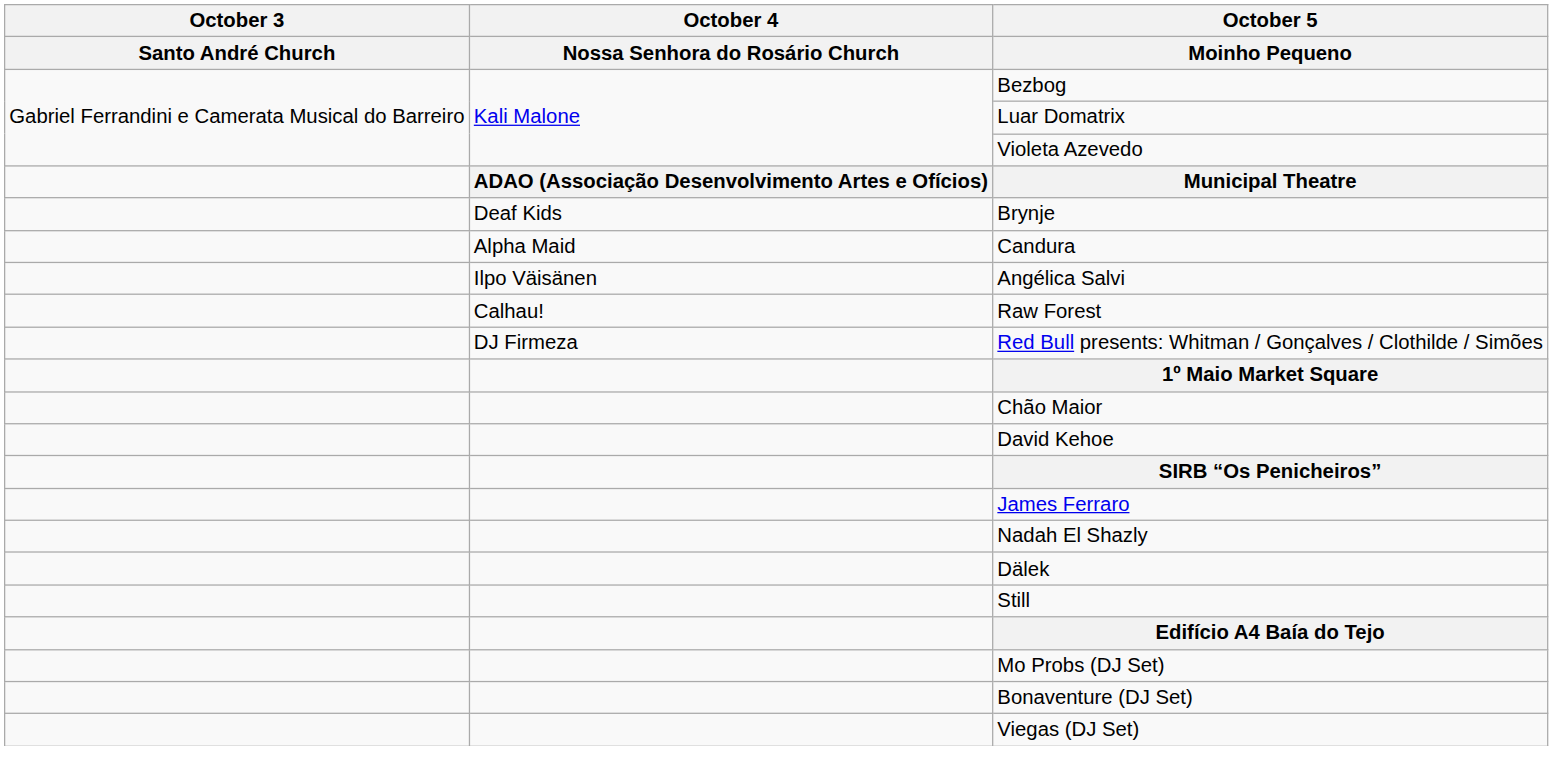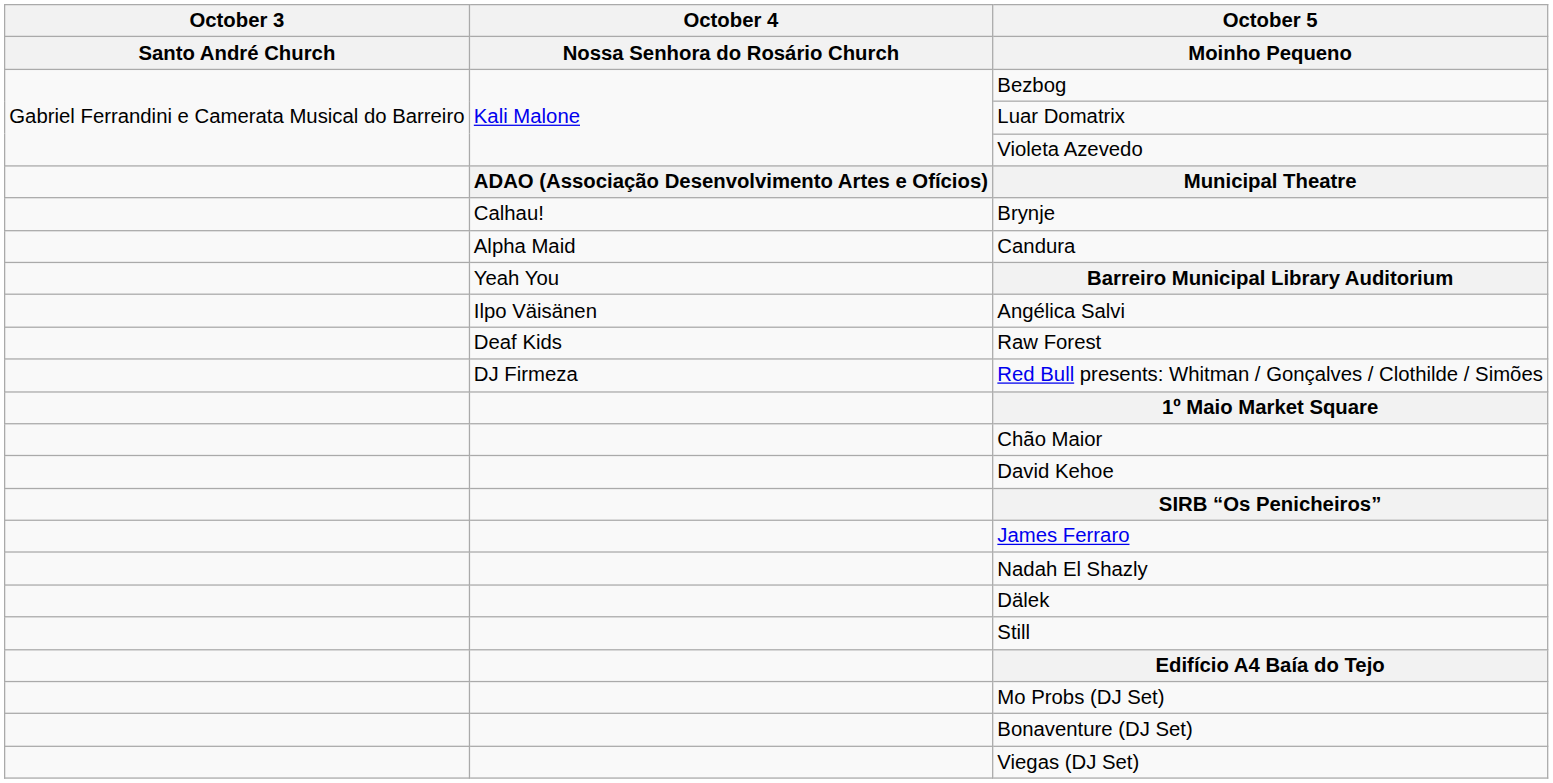(518, 213) Deaf Kids -> (509, 213) Calhau!
+ row: (1270, 278)
(509, 310) Calhau! -> (518, 342) Deaf Kids
